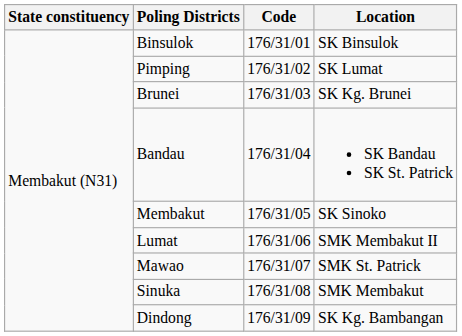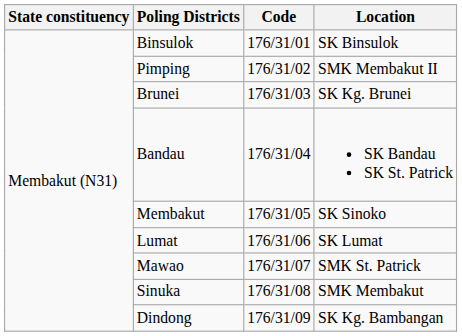(350, 68) SK Lumat -> (378, 68) SMK Membakut II
(378, 239) SMK Membakut II -> (350, 239) SK Lumat
